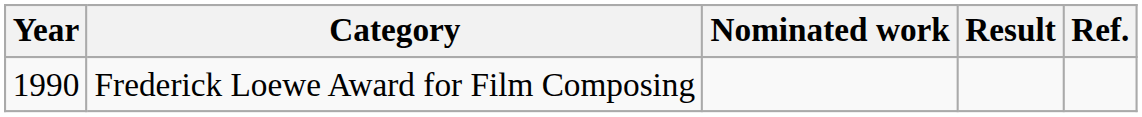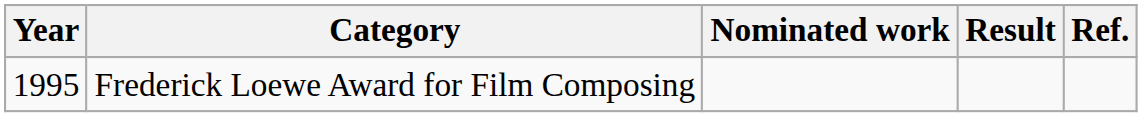(46, 83) 1990 -> (46, 83) 1995
